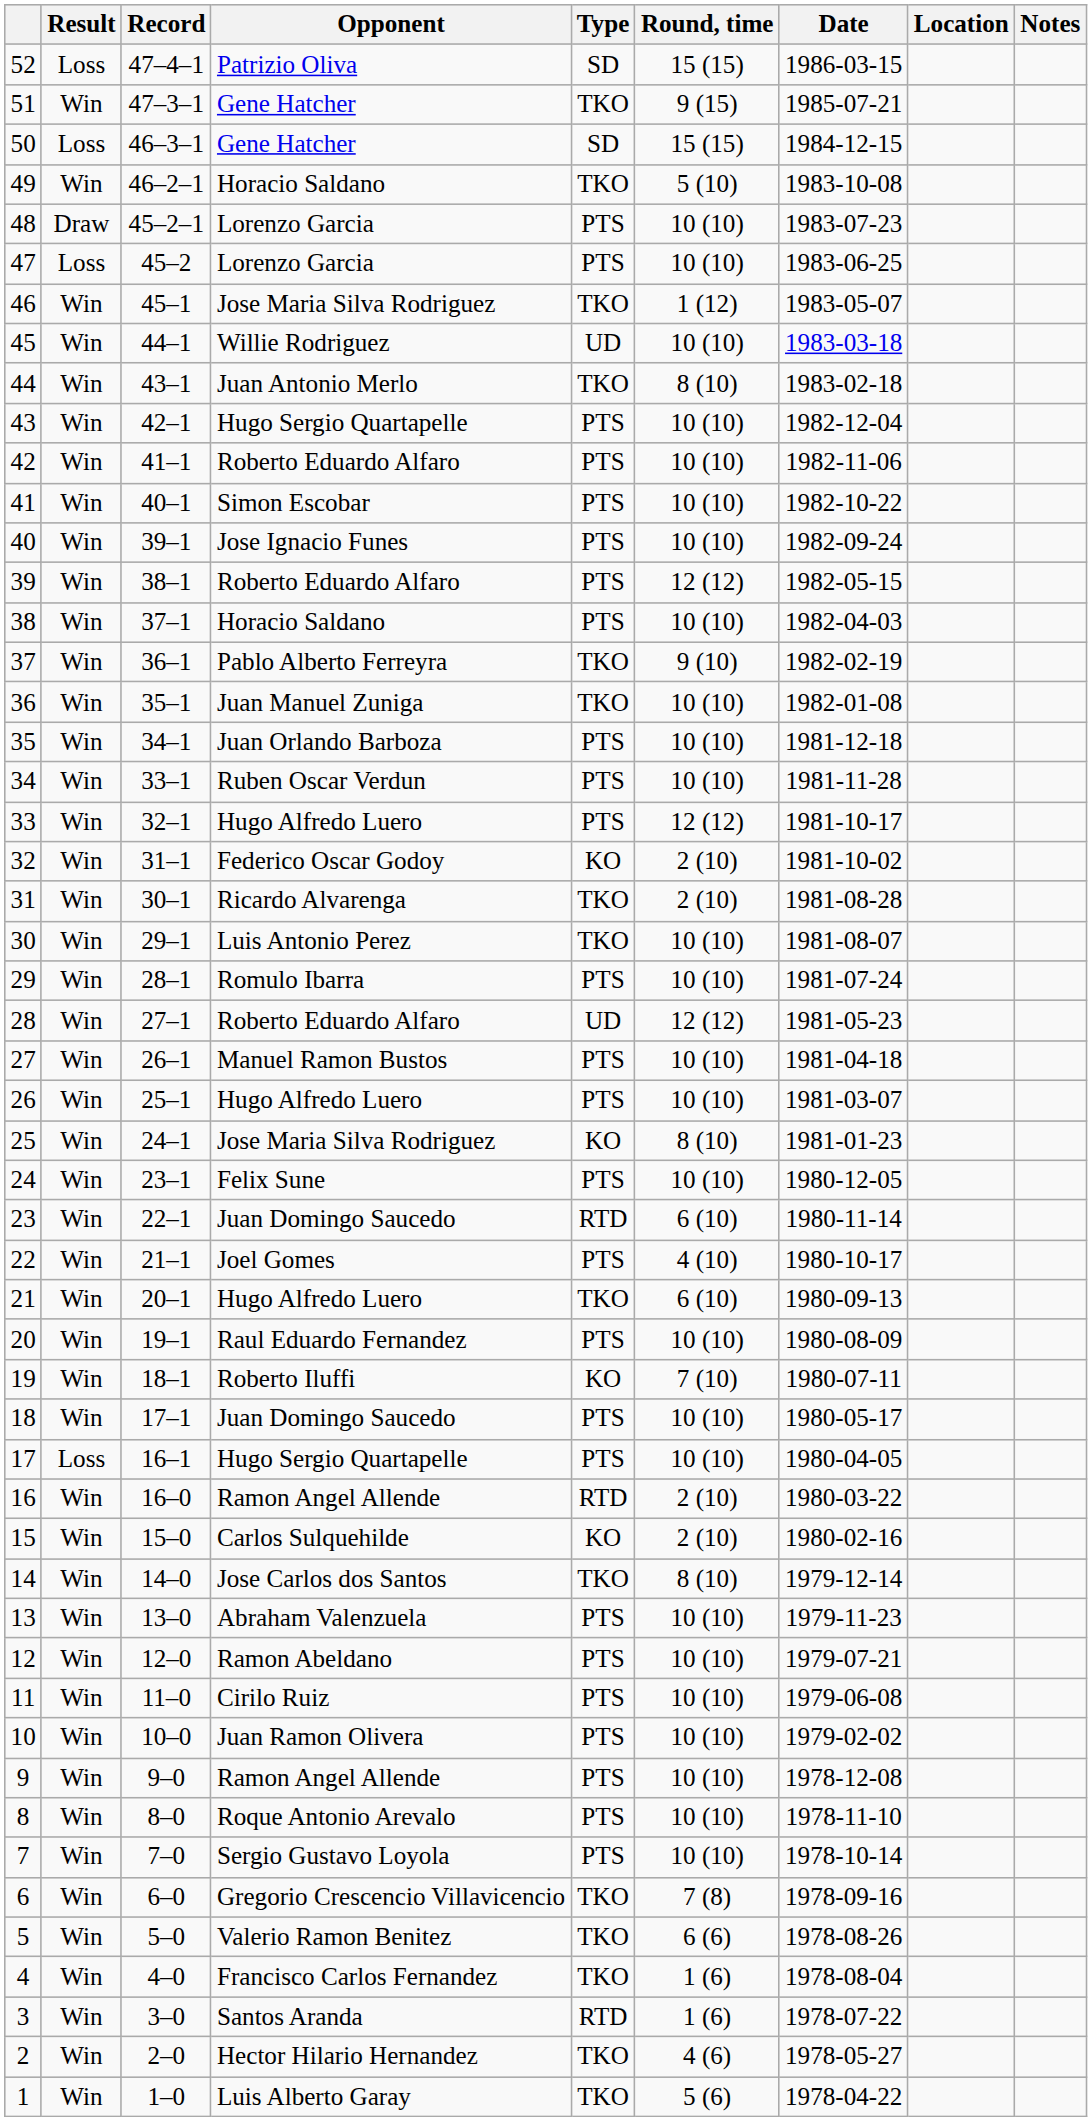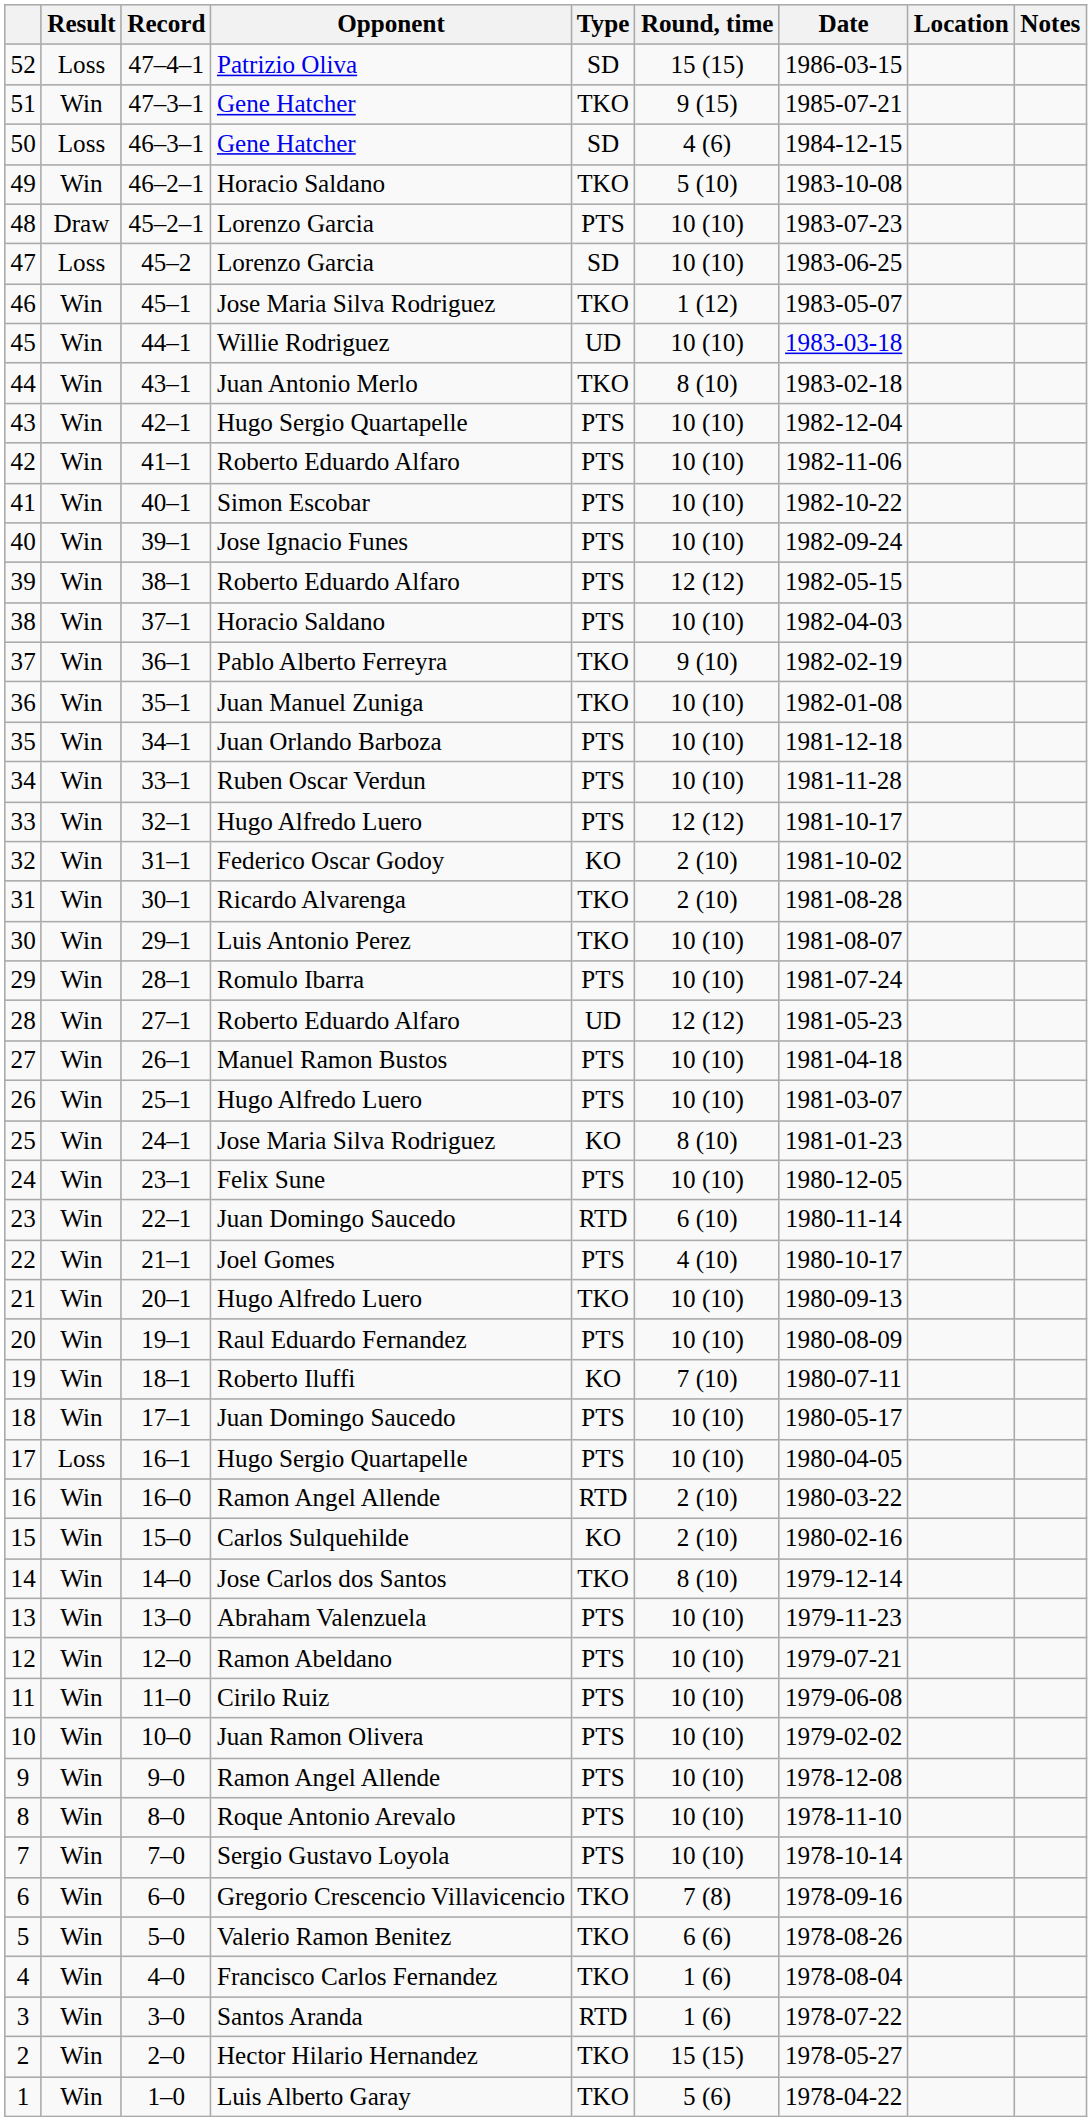(707, 143) 15 (15) -> (707, 143) 4 (6)
(603, 263) PTS -> (603, 263) SD
(707, 1299) 6 (10) -> (707, 1299) 10 (10)
(707, 2056) 4 (6) -> (707, 2056) 15 (15)
